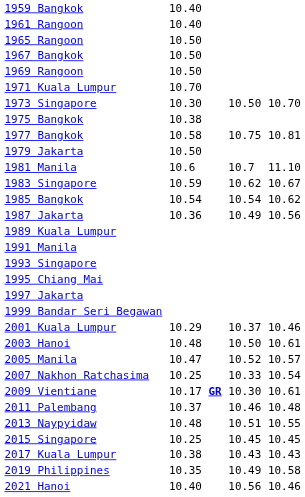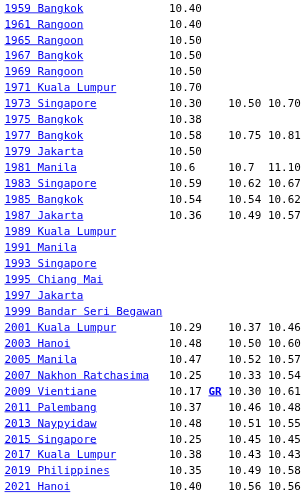(284, 215) 10.56 -> (284, 215) 10.57
(284, 343) 10.61 -> (284, 343) 10.60
(284, 487) 10.46 -> (284, 487) 10.56
